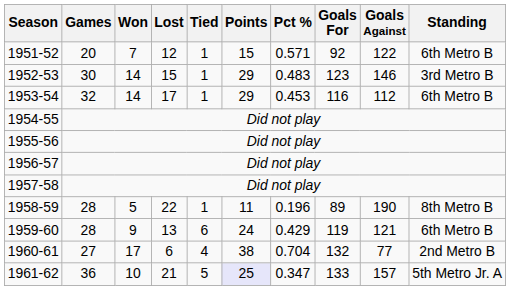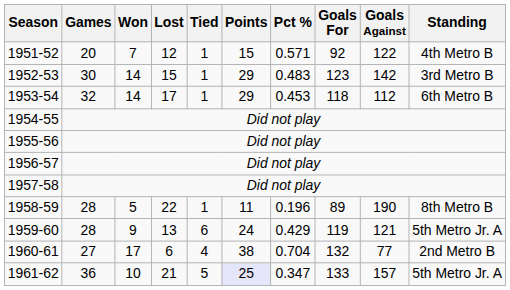(457, 53) 6th Metro B -> (457, 53) 4th Metro B
(385, 75) 146 -> (385, 75) 142
(338, 97) 116 -> (338, 97) 118
(457, 229) 6th Metro B -> (457, 229) 5th Metro Jr. A
